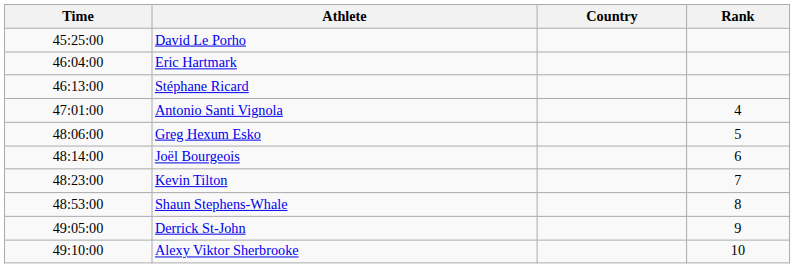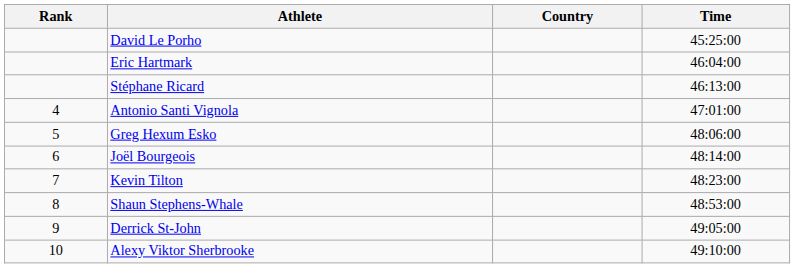columns swapped: (738, 16) <-> (78, 16)
